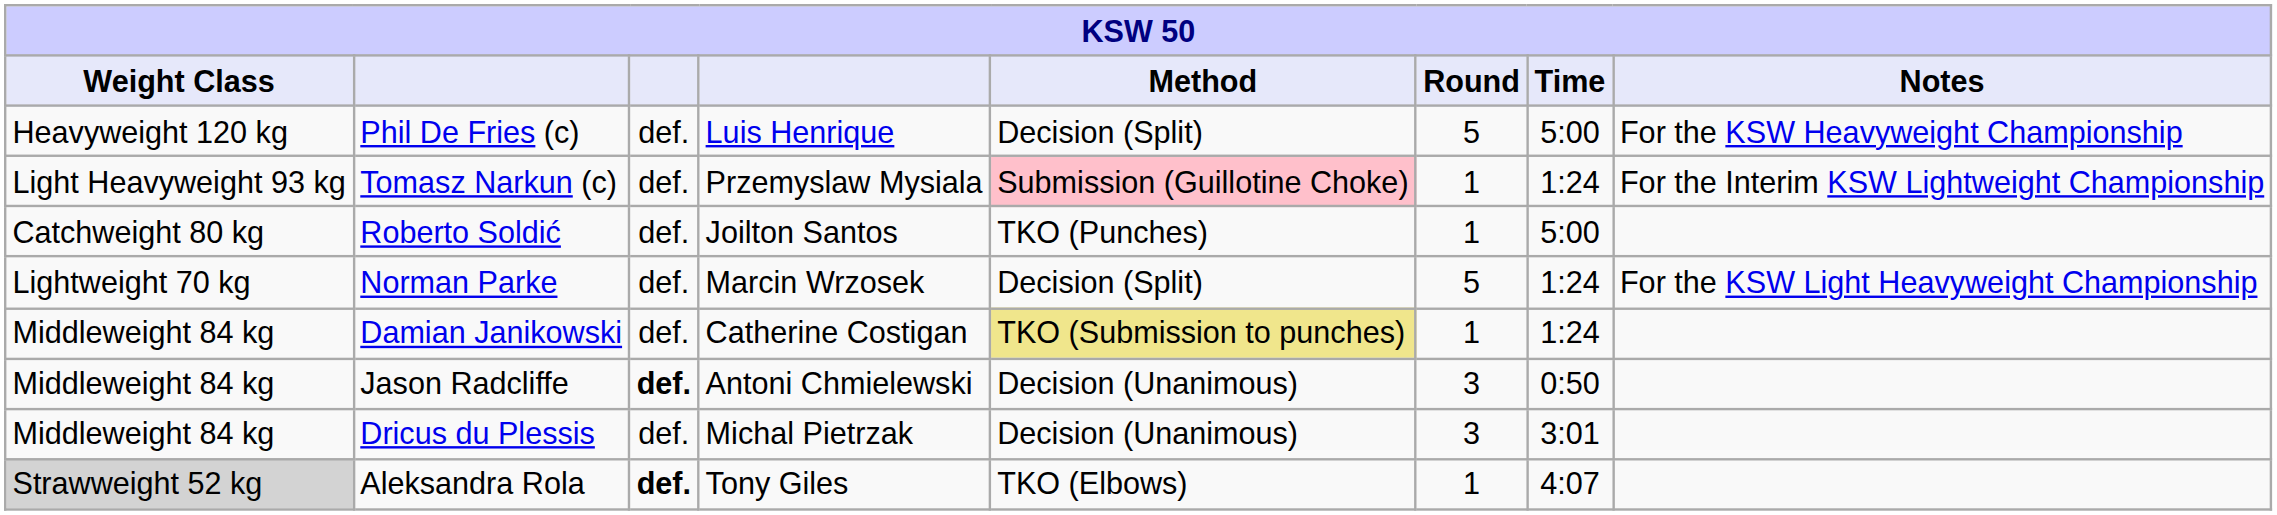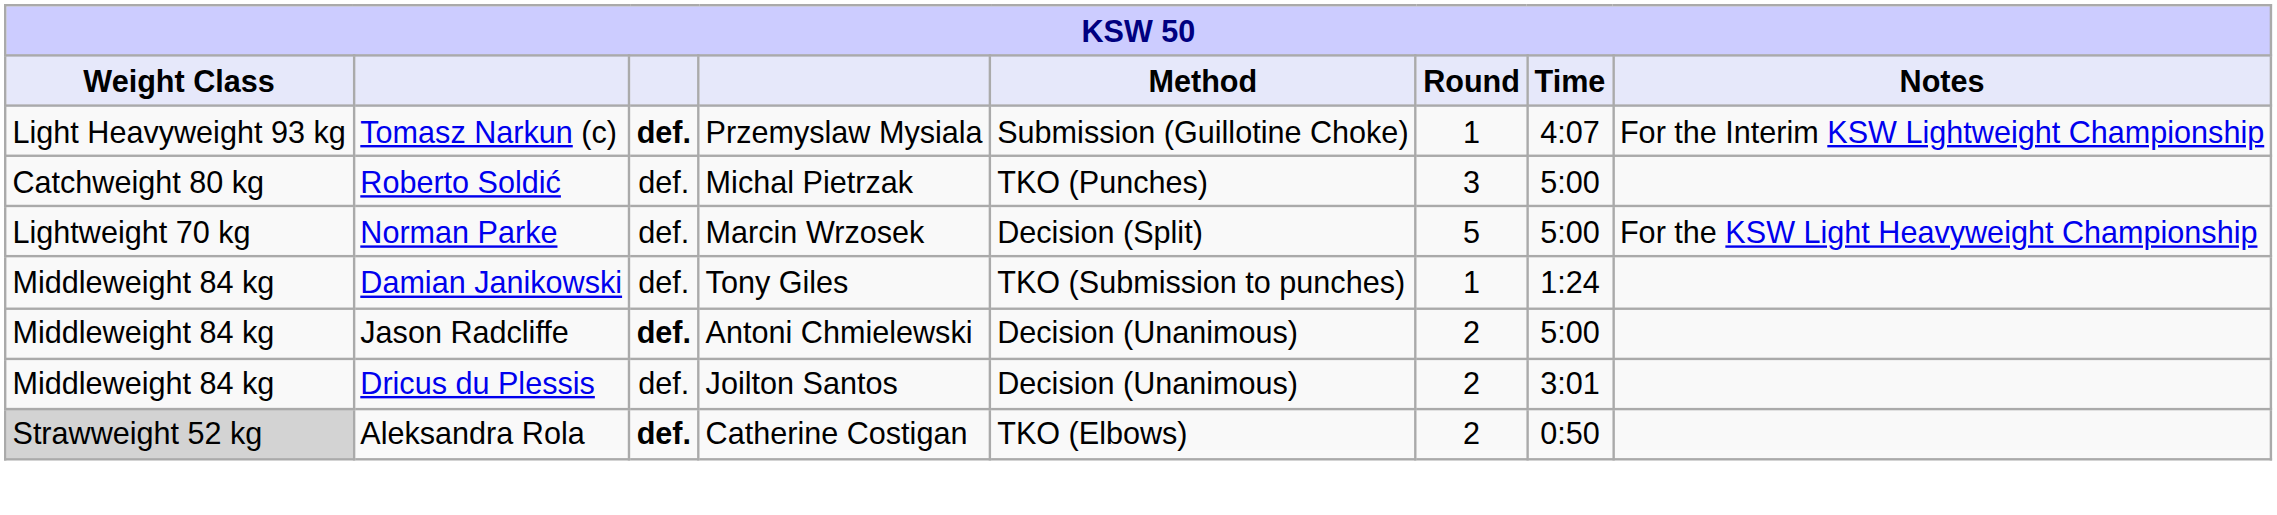- row: (470, 131)
(664, 181) normal -> (664, 131) bold
(1203, 181) pink background -> (1203, 131) no background
(1570, 181) 1:24 -> (1570, 131) 4:07
(802, 232) Joilton Santos -> (809, 181) Michal Pietrzak
(1472, 232) 1 -> (1472, 181) 3
(1570, 282) 1:24 -> (1570, 232) 5:00
(837, 333) Catherine Costigan -> (777, 282) Tony Giles
(1201, 333) khaki background -> (1201, 282) no background
(1472, 383) 3 -> (1472, 333) 2
(1570, 383) 0:50 -> (1570, 333) 5:00
(809, 434) Michal Pietrzak -> (802, 383) Joilton Santos
(1472, 434) 3 -> (1472, 383) 2
(777, 484) Tony Giles -> (837, 434) Catherine Costigan
(1472, 484) 1 -> (1472, 434) 2
(1570, 484) 4:07 -> (1570, 434) 0:50
